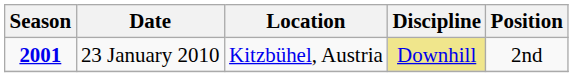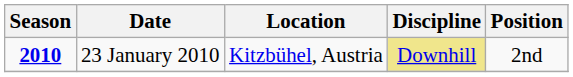(40, 54) 2001 -> (40, 54) 2010
